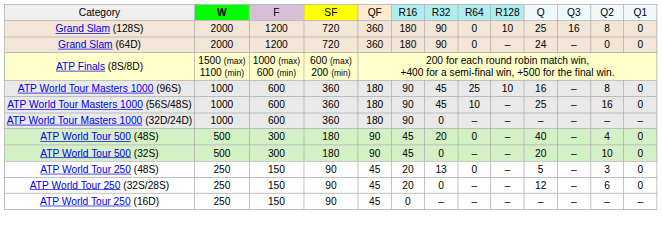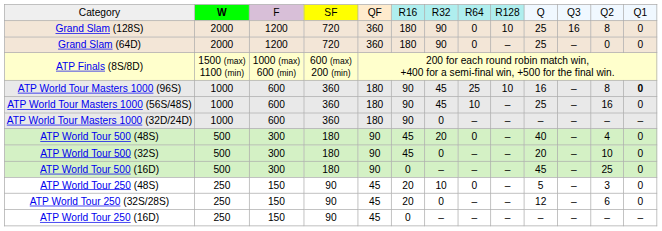(541, 45) 24 -> (541, 45) 25
(640, 89) normal -> (640, 89) bold
+ row: (100, 170)
(441, 170) 13 -> (441, 186) 10
